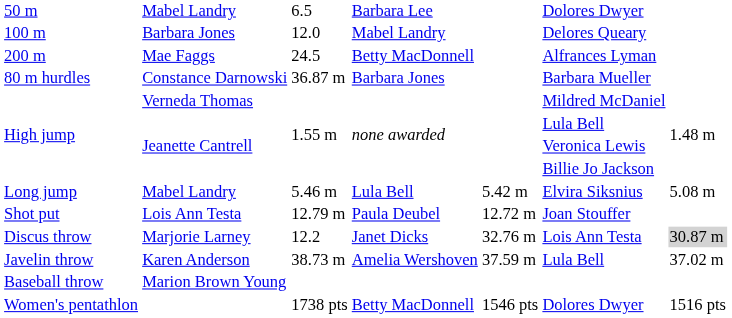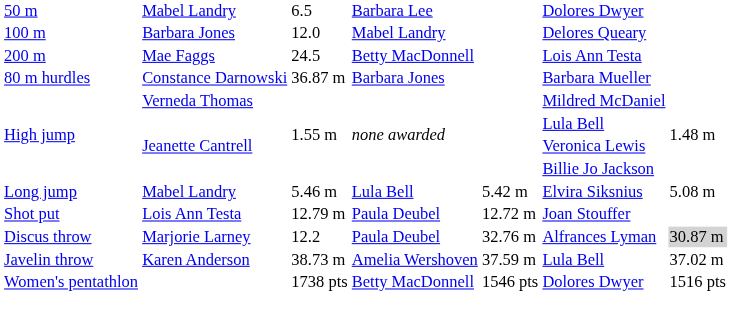(599, 55) Alfrances Lyman -> (592, 55) Lois Ann Testa
(390, 236) Janet Dicks -> (396, 236) Paula Deubel
(592, 236) Lois Ann Testa -> (599, 236) Alfrances Lyman
- row: (54, 282)
